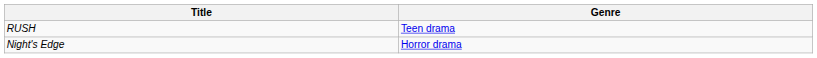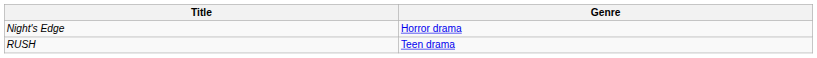rows swapped: (36, 45) <-> (21, 28)
